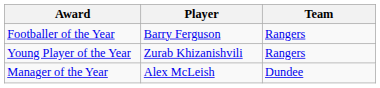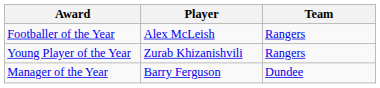(182, 33) Barry Ferguson -> (179, 33) Alex McLeish
(179, 72) Alex McLeish -> (182, 72) Barry Ferguson
